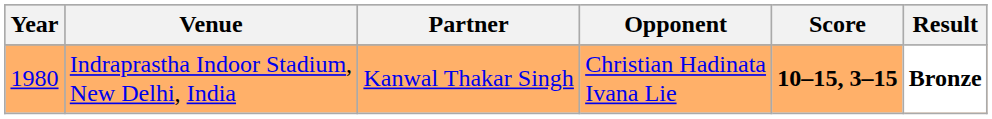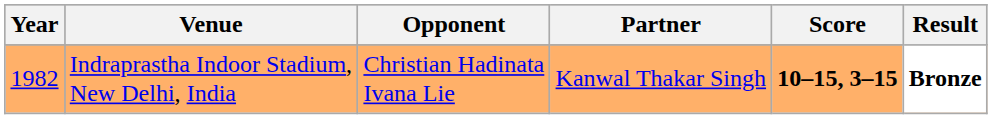columns swapped: (469, 24) <-> (676, 24)
(35, 78) 1980 -> (35, 78) 1982
